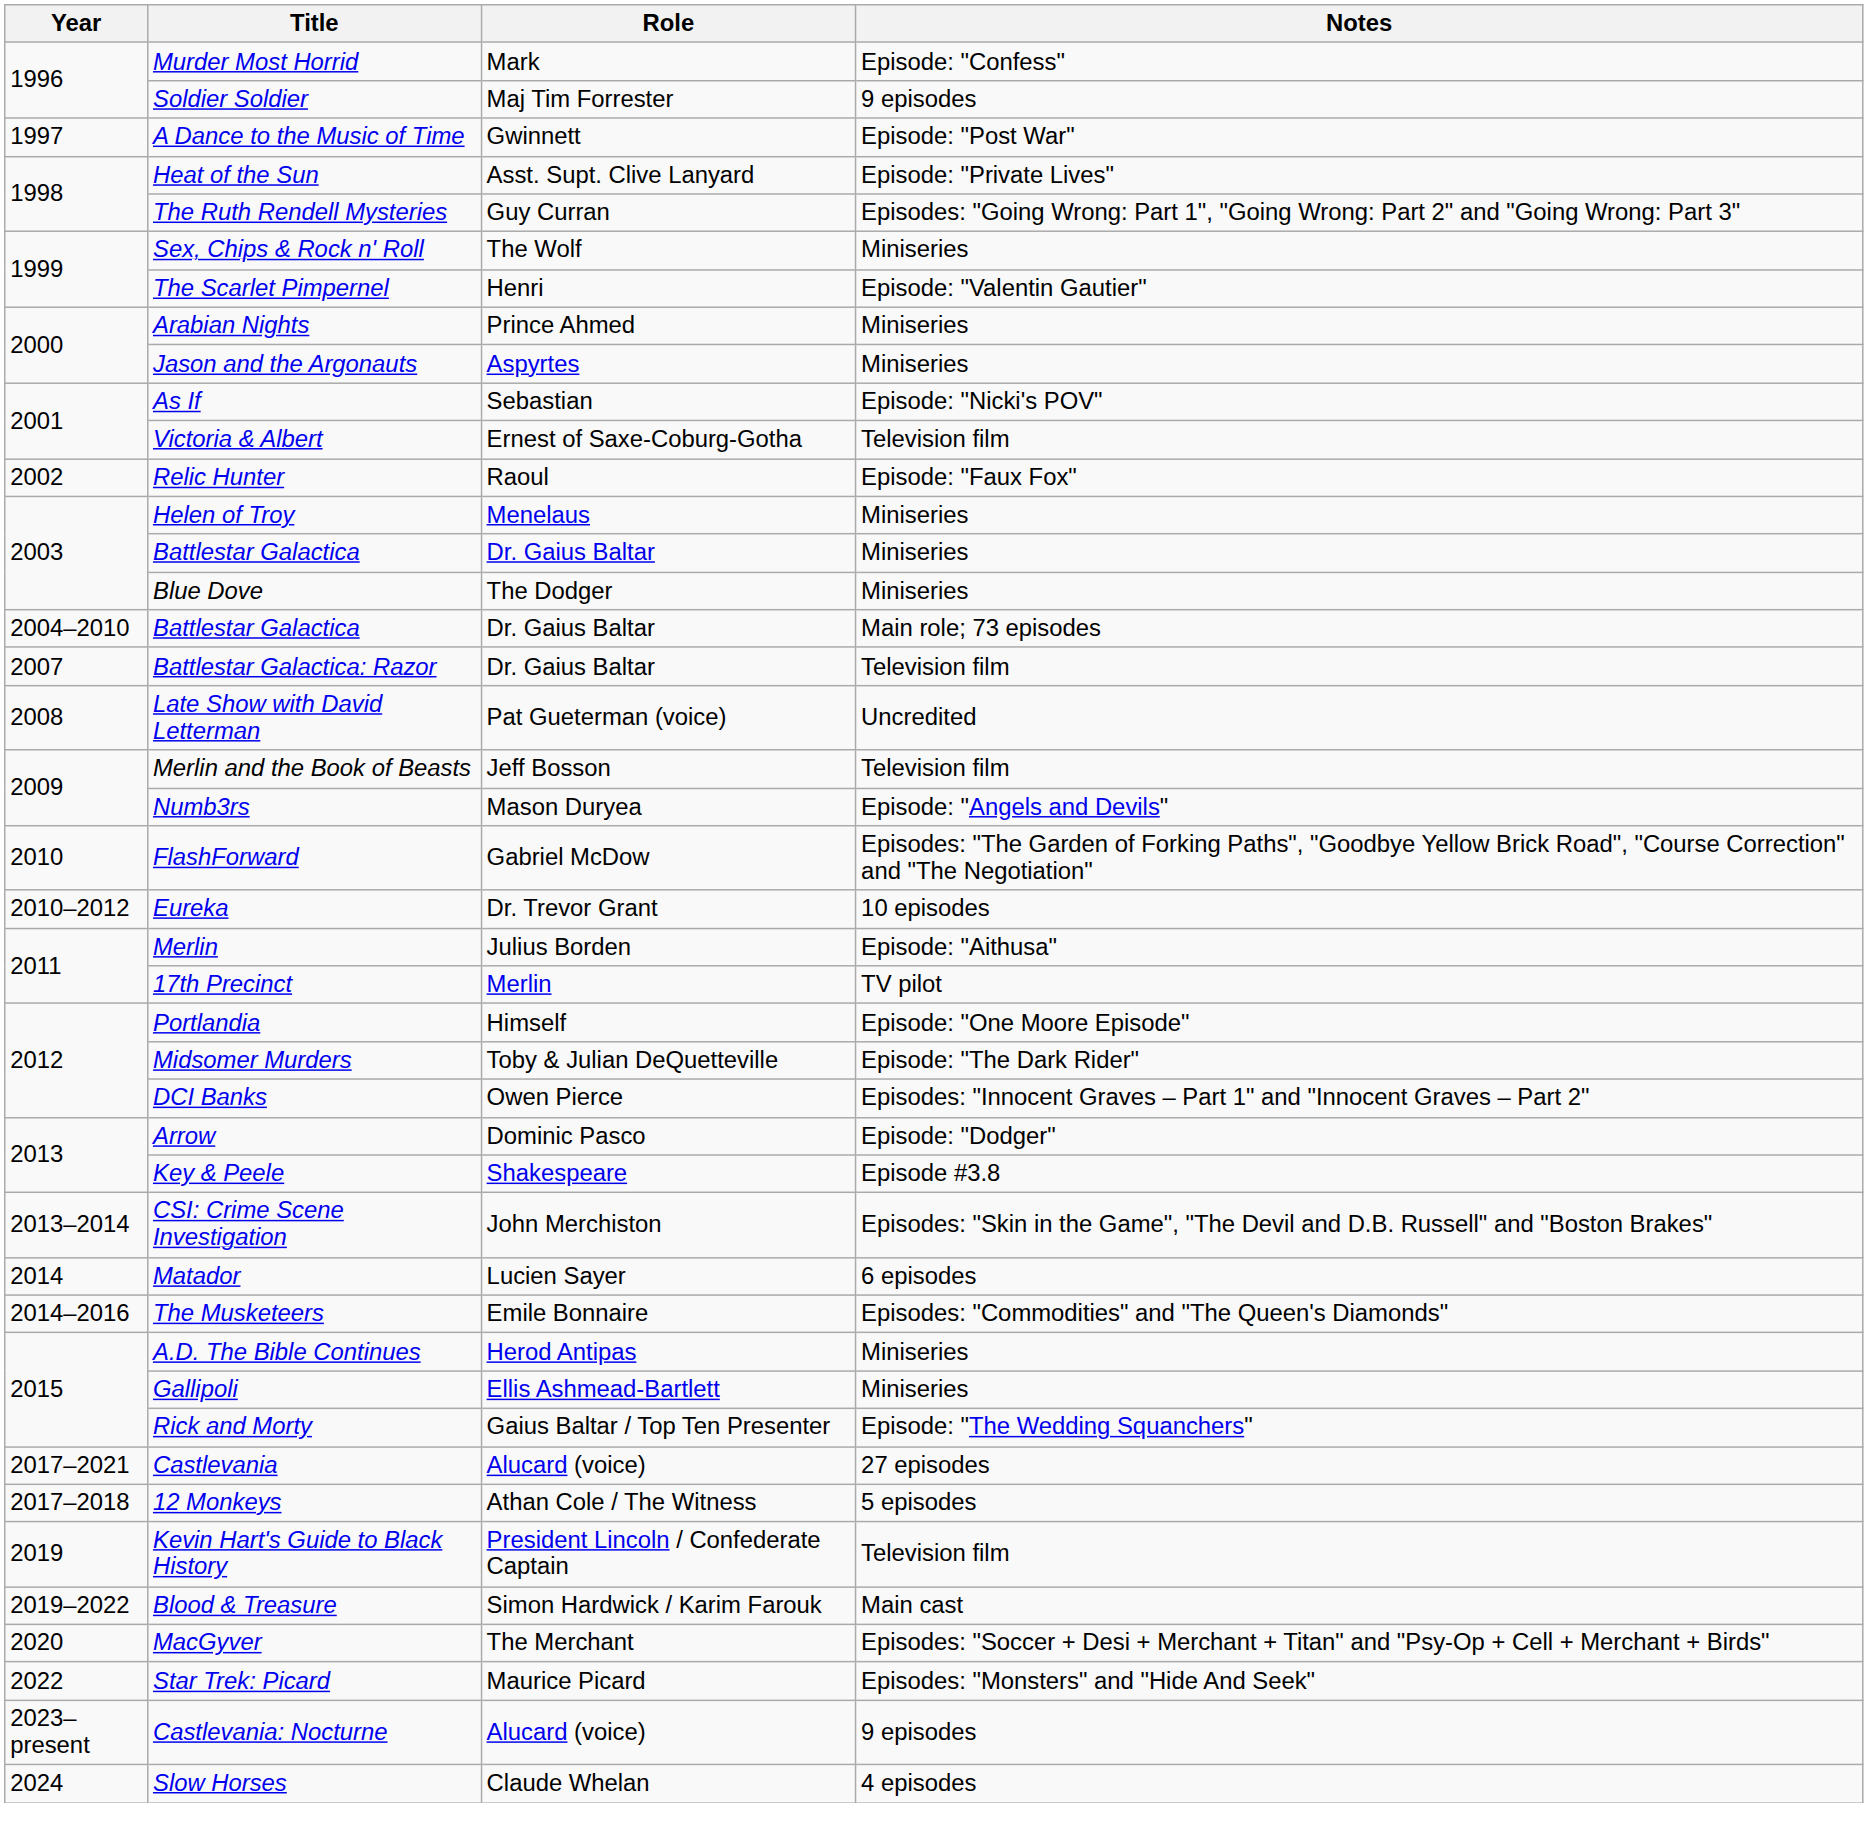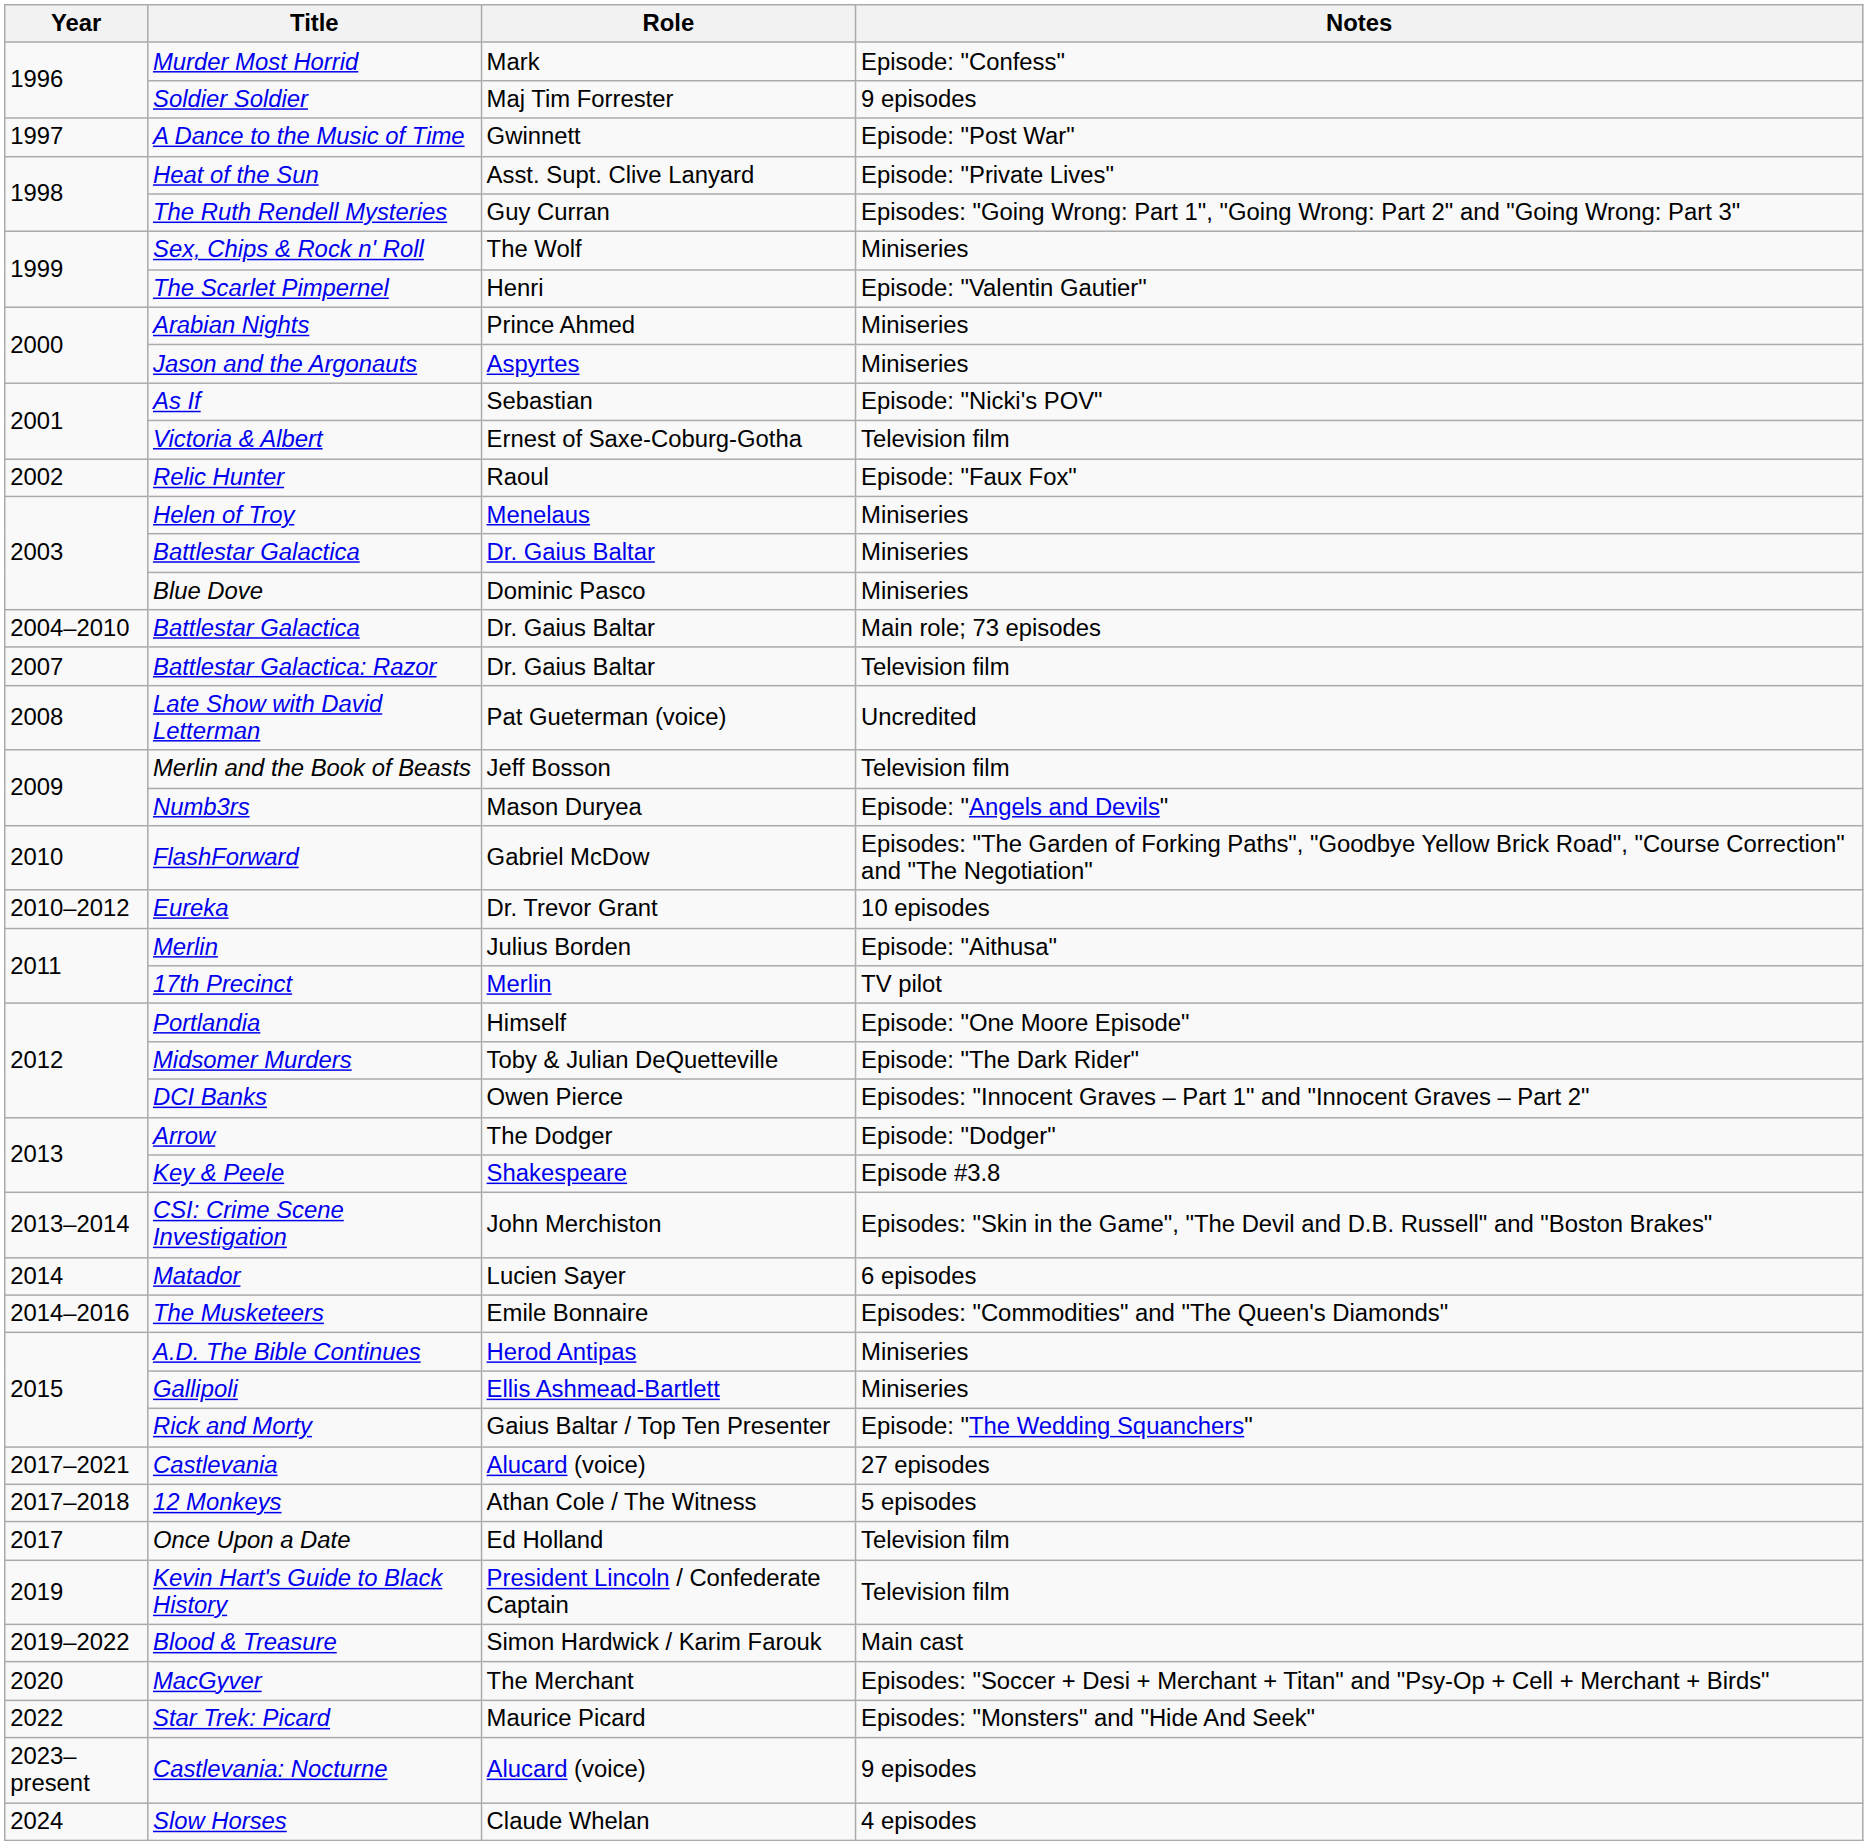(550, 590) The Dodger -> (566, 590) Dominic Pasco
(566, 1135) Dominic Pasco -> (550, 1135) The Dodger
+ row: (252, 1540)
